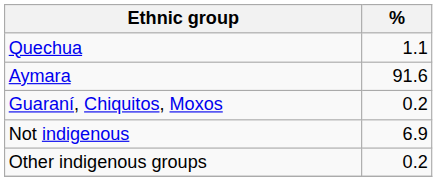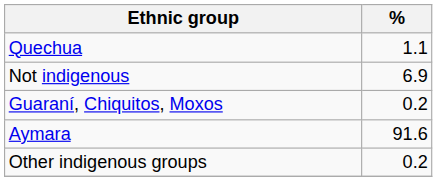rows swapped: (40, 76) <-> (69, 133)
